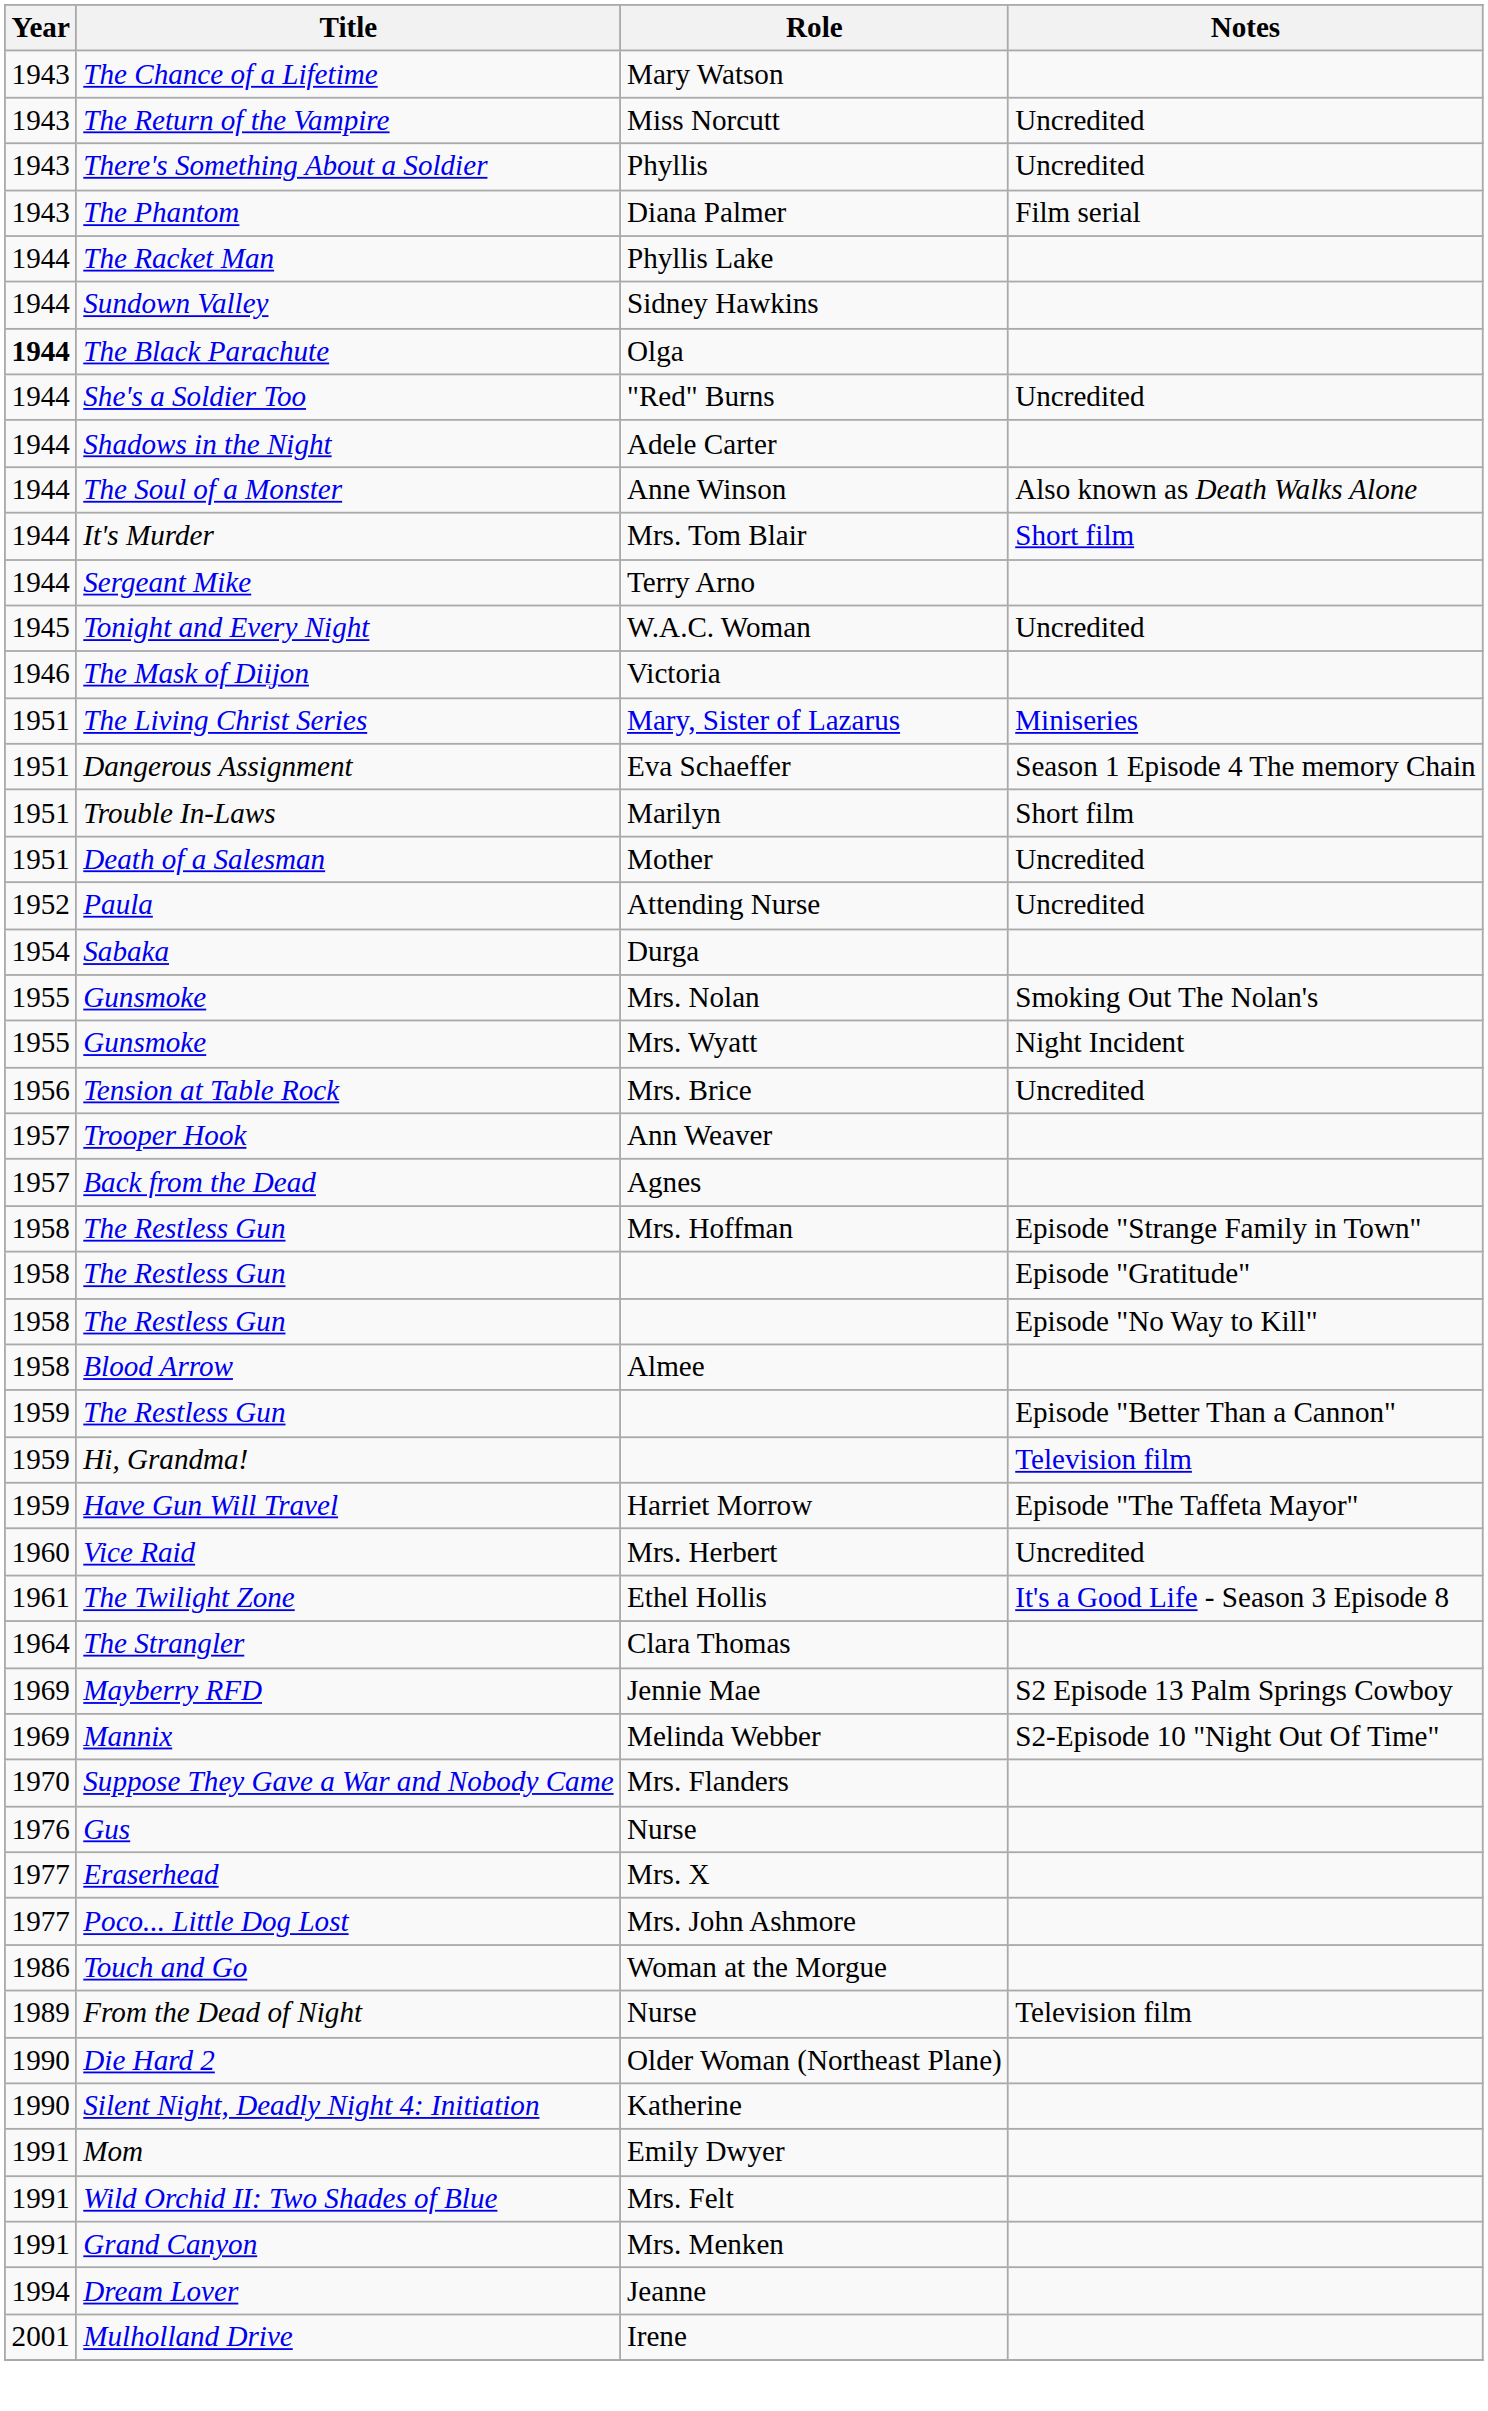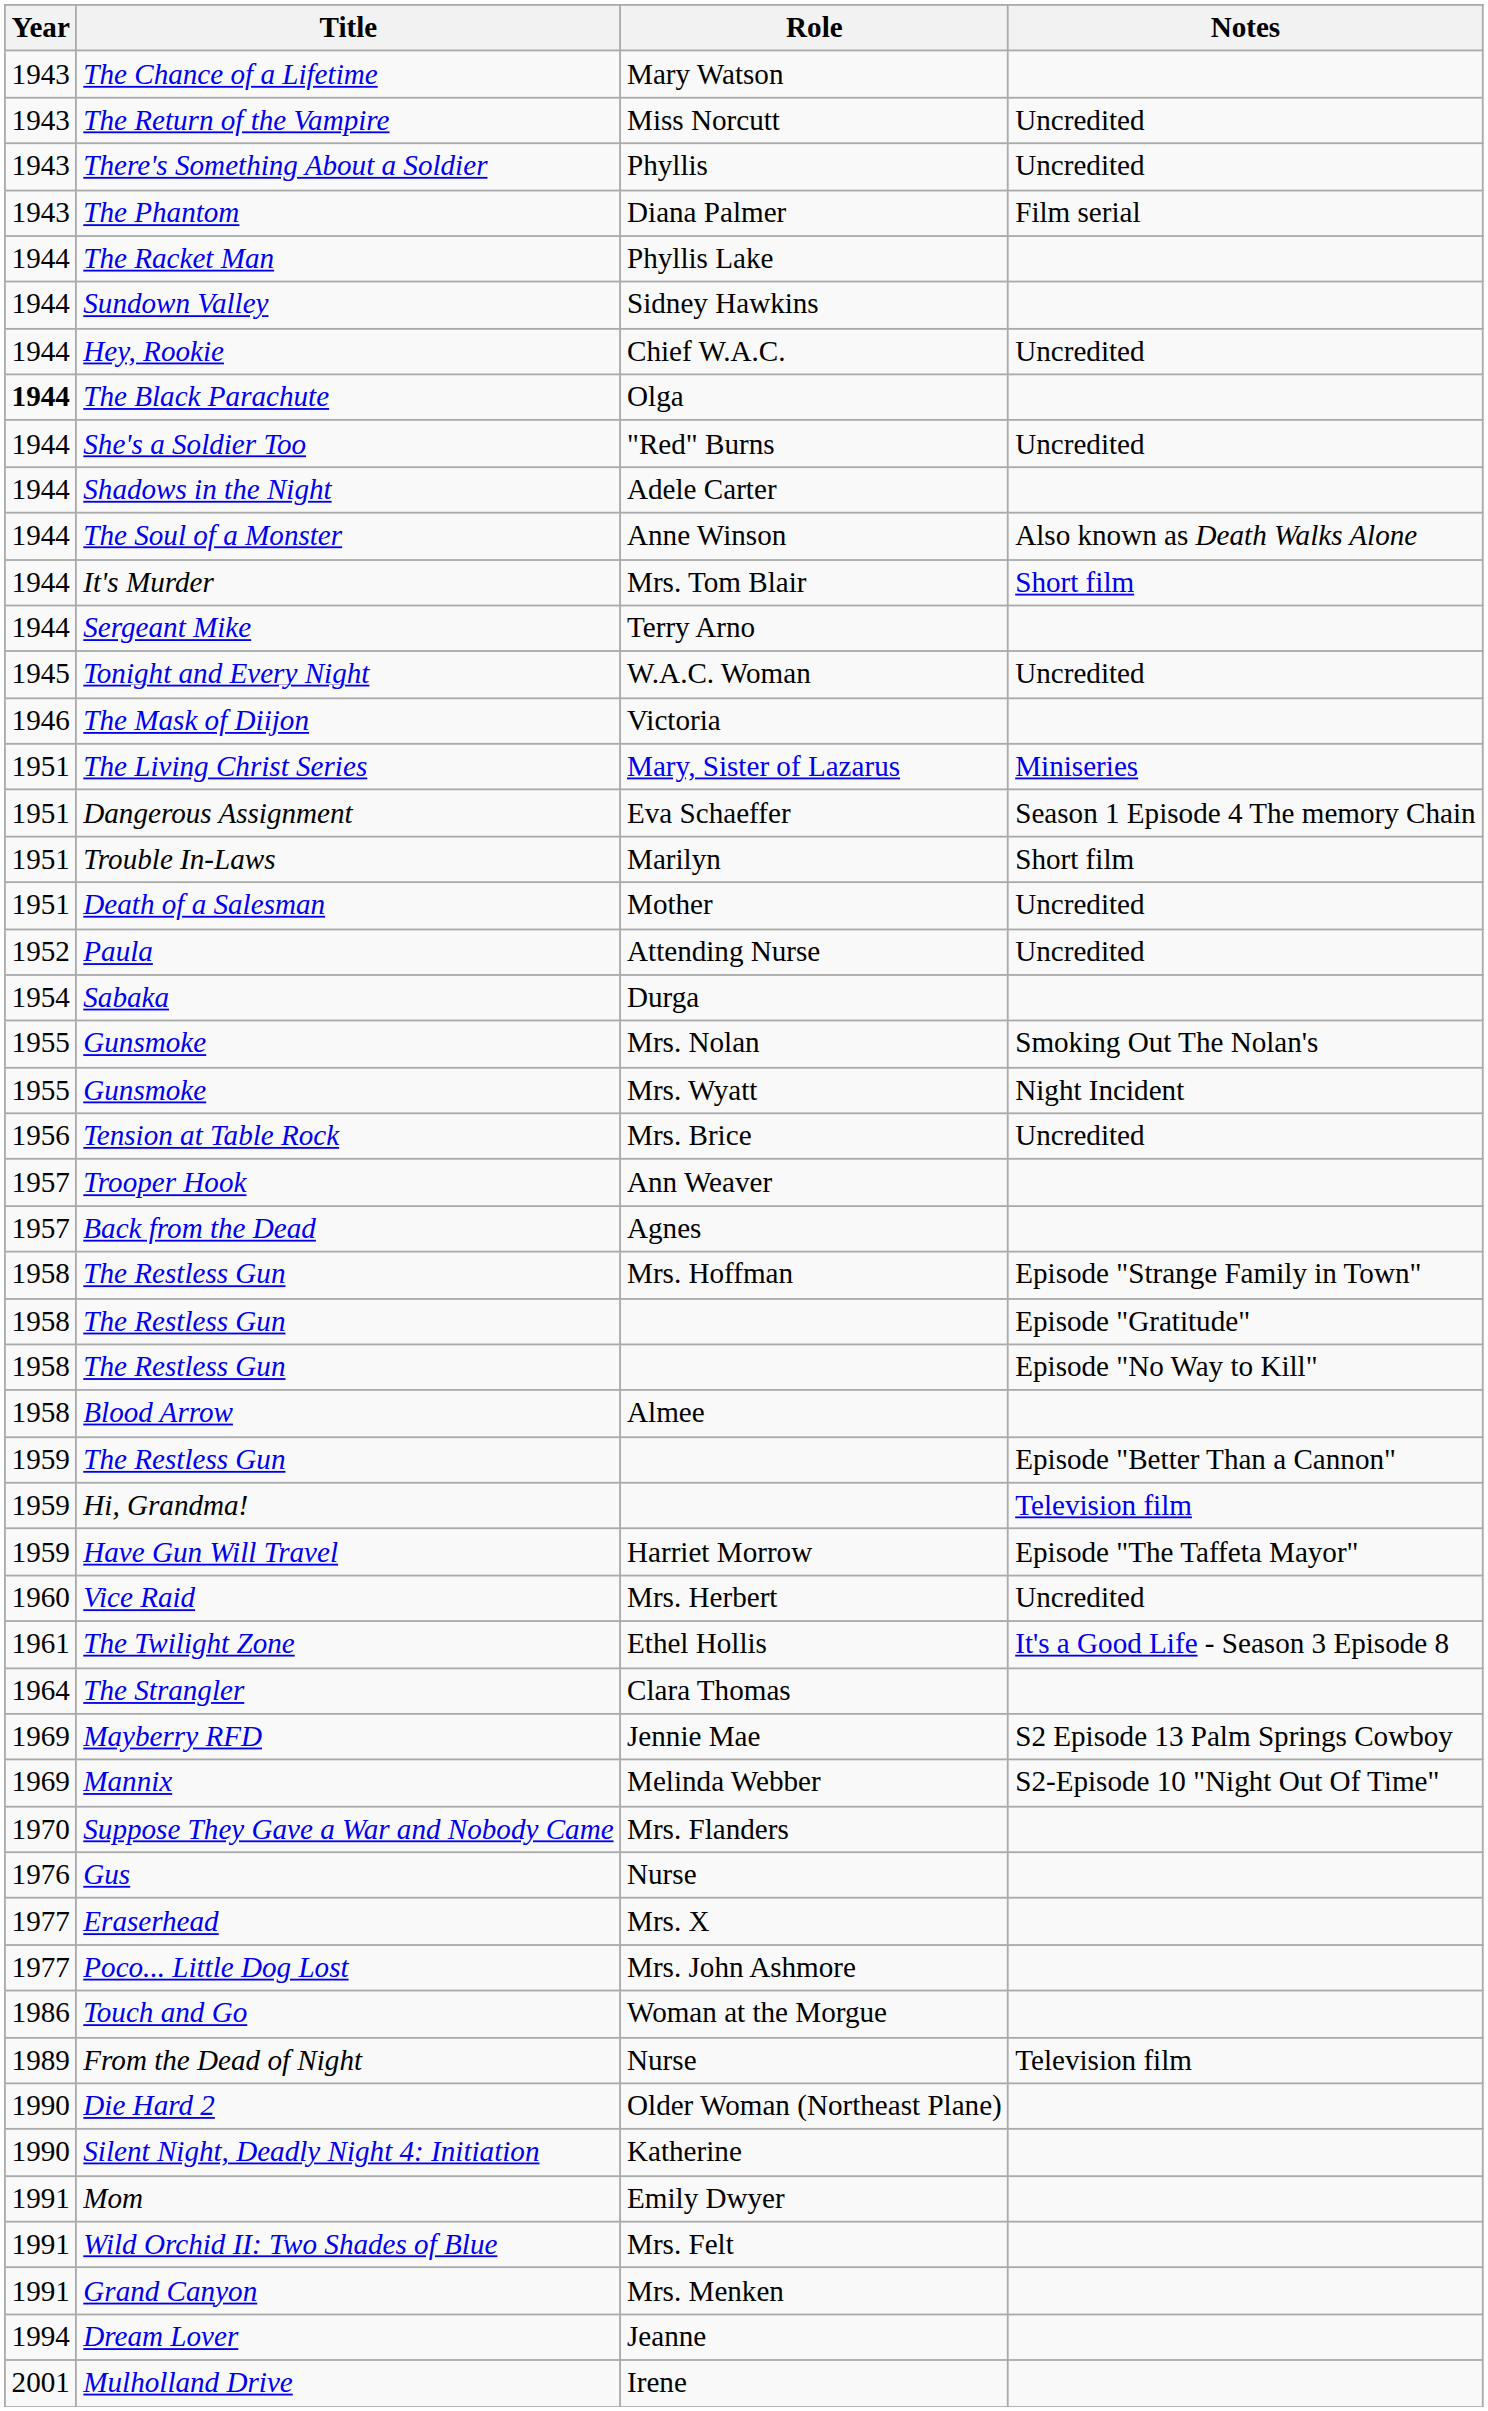+ row: (154, 350)
